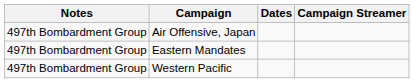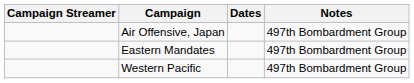columns swapped: (352, 13) <-> (77, 13)
